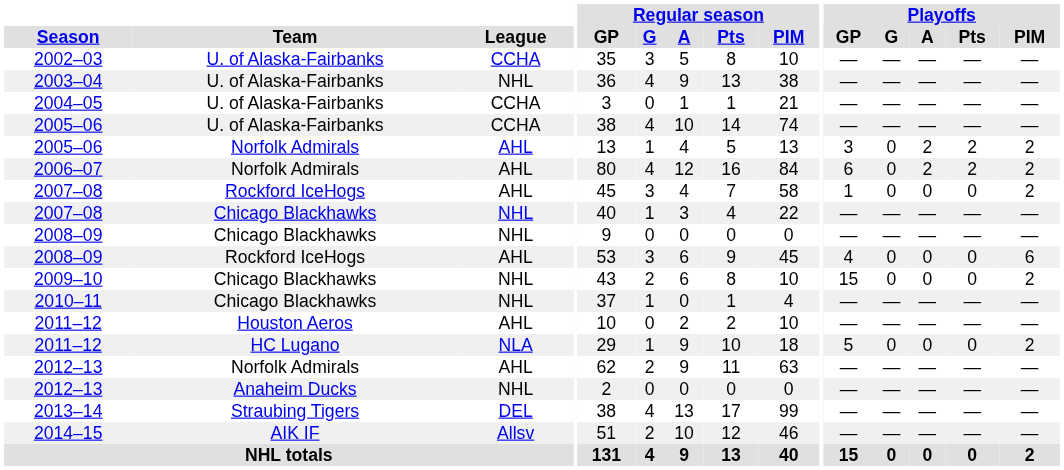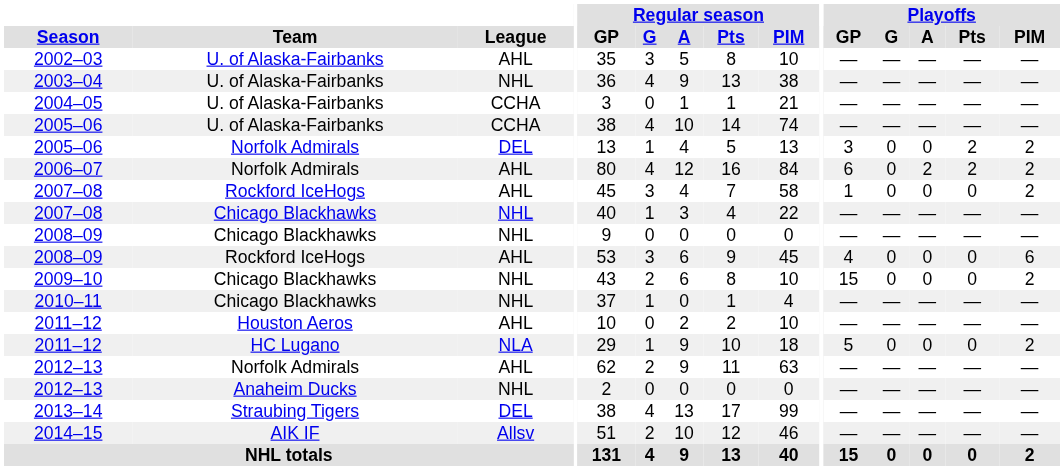(516, 58) CCHA -> (516, 58) AHL
(516, 146) AHL -> (516, 146) DEL
(927, 146) 2 -> (927, 146) 0
